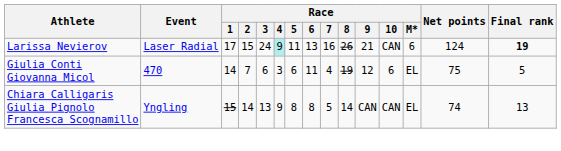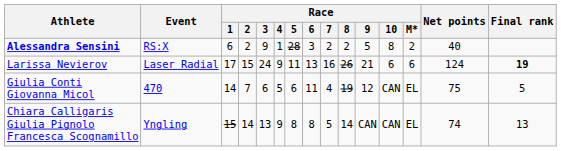+ row: (63, 47)
(280, 47) paleturquoise background -> (280, 64) no background
(391, 47) CAN -> (391, 64) 6
(280, 71) 3 -> (280, 88) 5
(391, 71) 6 -> (391, 88) CAN
